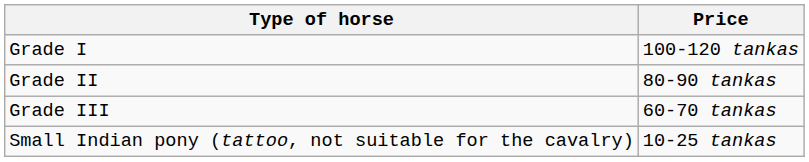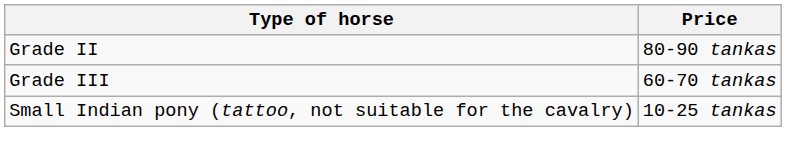- row: (48, 50)
